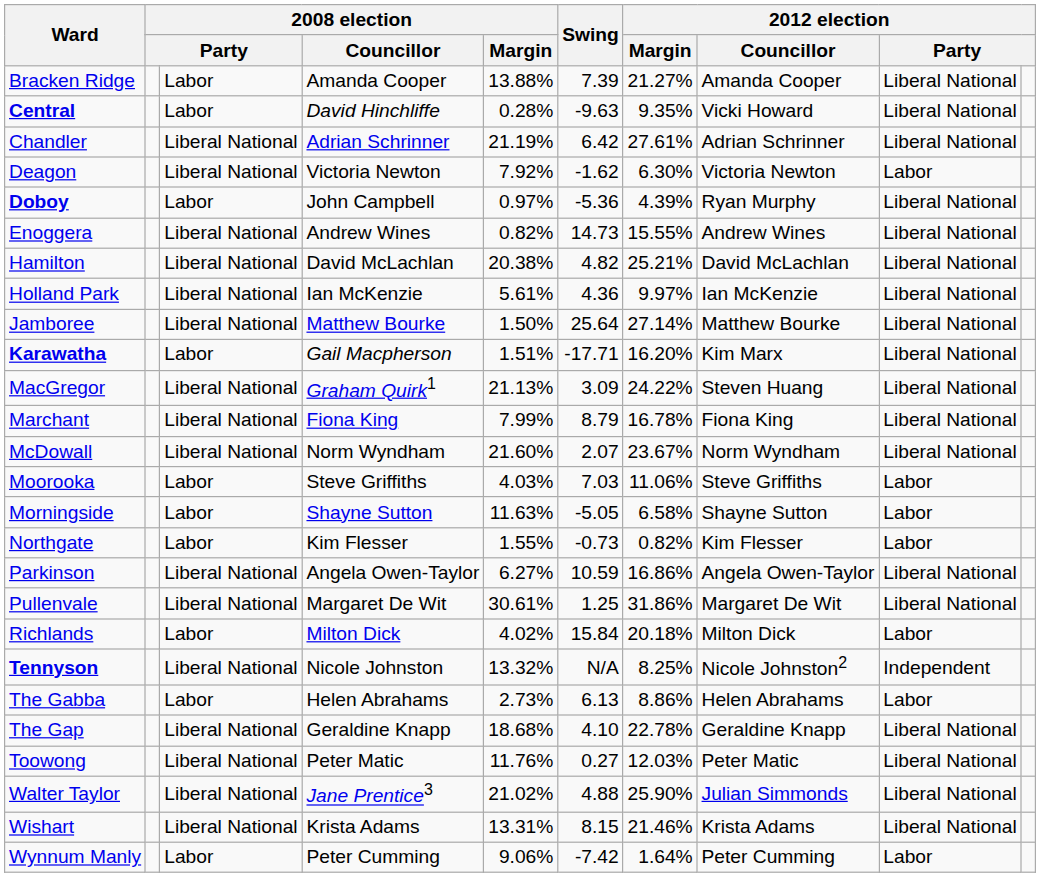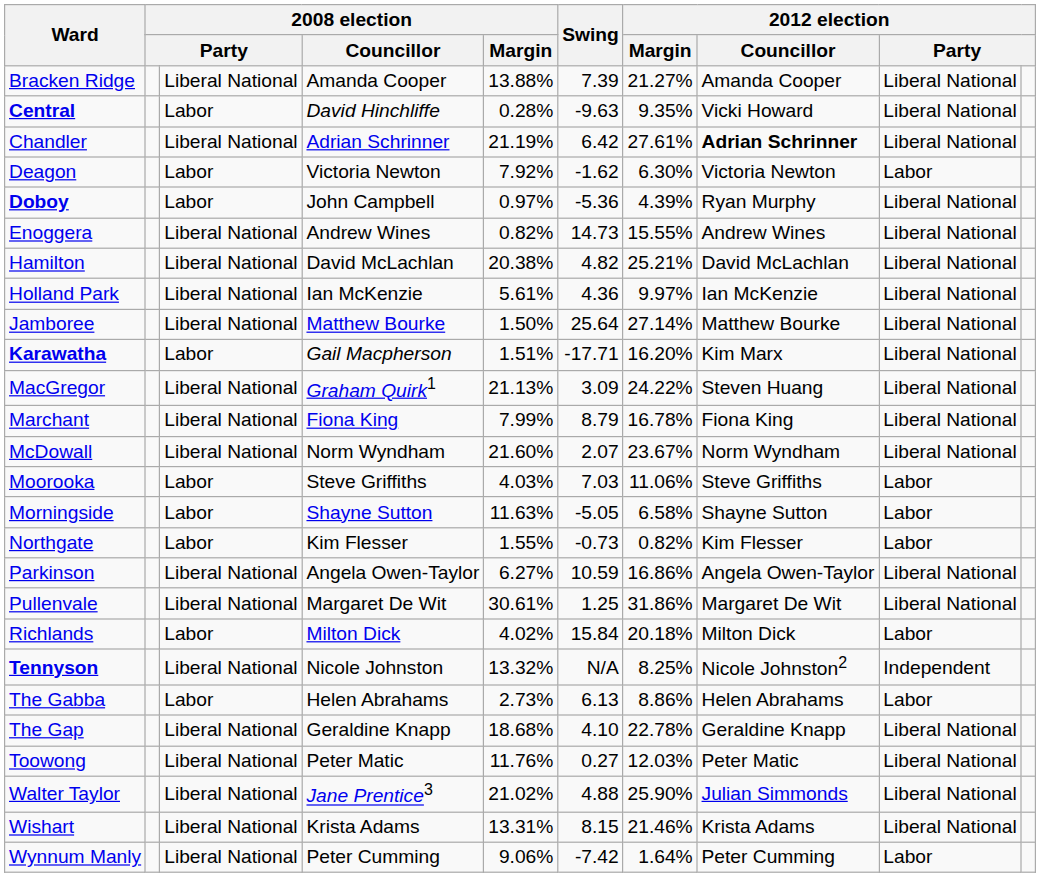(189, 80) Labor -> (231, 80) Liberal National
(773, 141) normal -> (779, 141) bold
(231, 171) Liberal National -> (189, 171) Labor
(189, 857) Labor -> (231, 857) Liberal National
